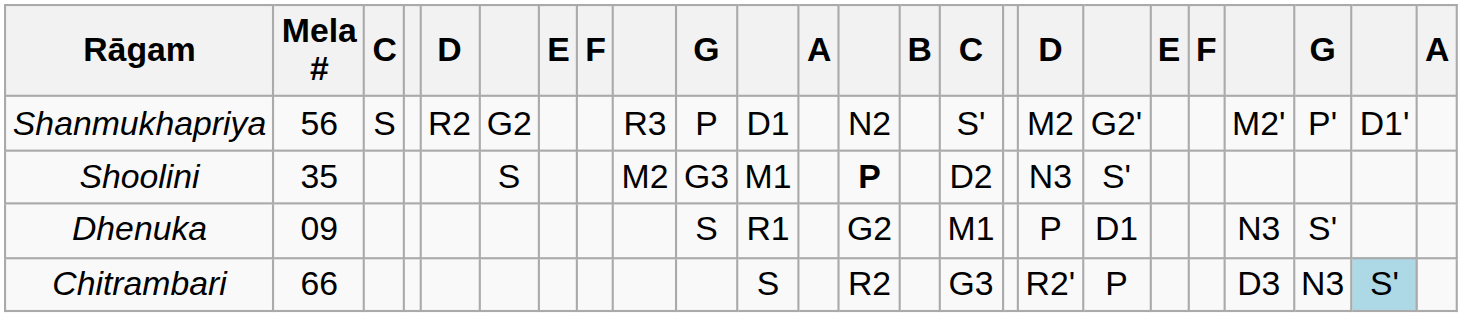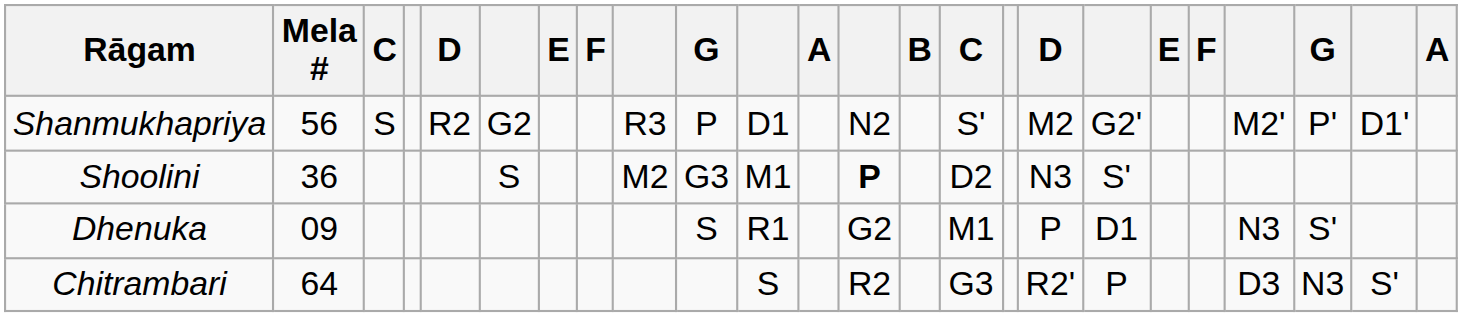(319, 176) 35 -> (319, 176) 36
(319, 283) 66 -> (319, 283) 64
(1385, 283) lightblue background -> (1385, 283) no background
